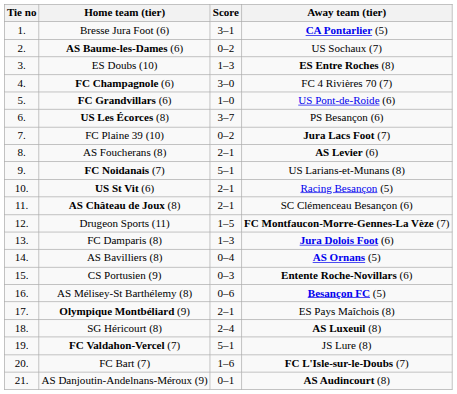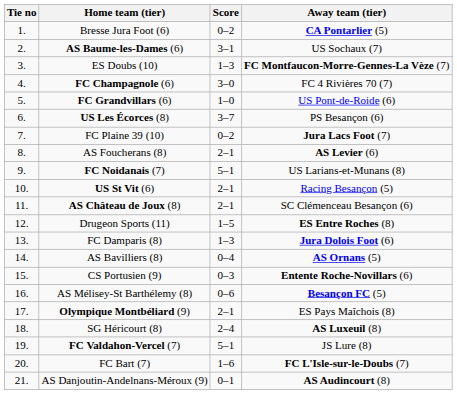(226, 30) 3–1 -> (226, 30) 0–2
(226, 48) 0–2 -> (226, 48) 3–1
(347, 65) ES Entre Roches (8) -> (347, 65) FC Montfaucon-Morre-Gennes-La Vèze (7)
(347, 223) FC Montfaucon-Morre-Gennes-La Vèze (7) -> (347, 223) ES Entre Roches (8)
